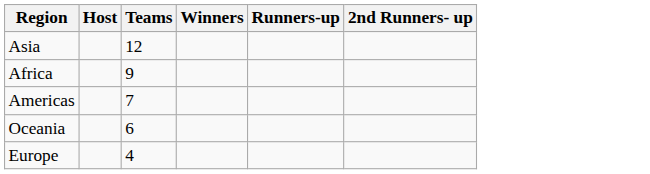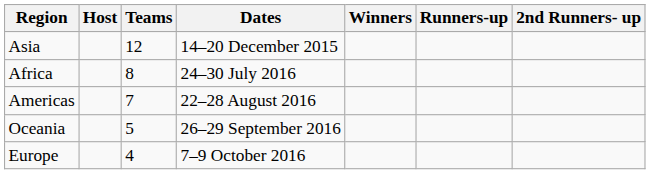+ column: (261, 18)
(130, 73) 9 -> (130, 73) 8
(130, 127) 6 -> (130, 127) 5
